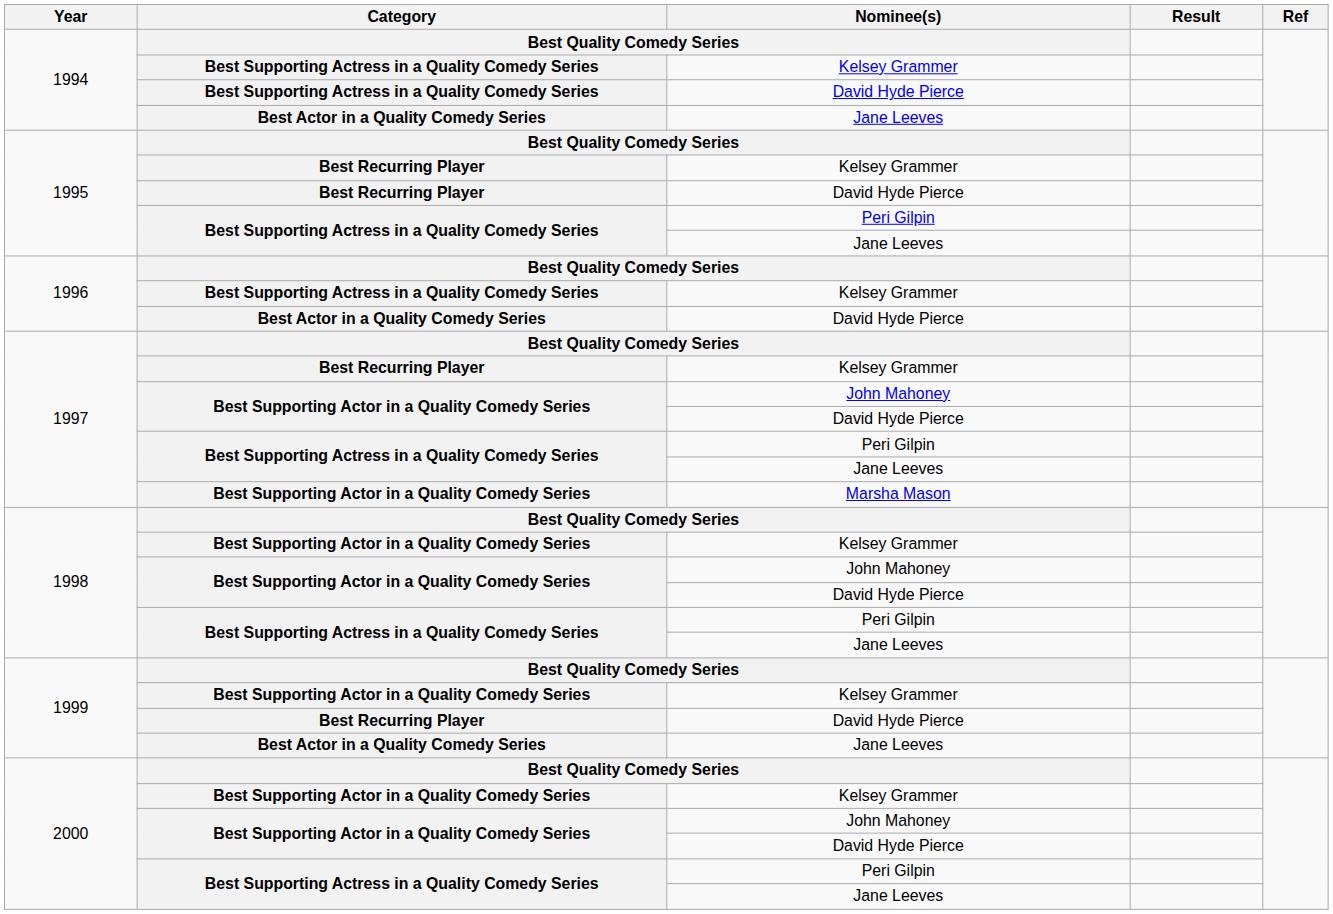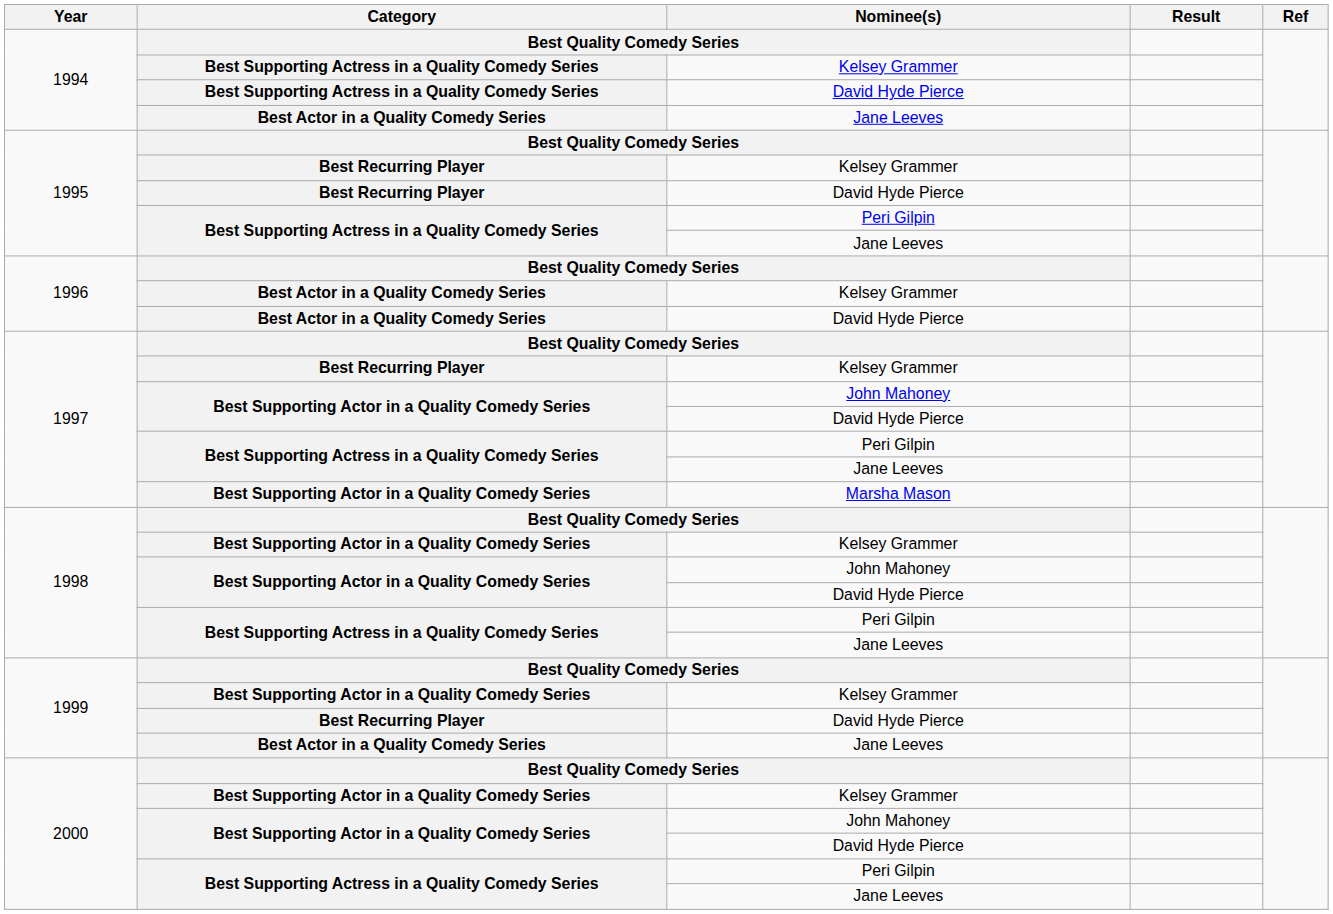(402, 293) Best Supporting Actress in a Quality Comedy Series -> (402, 293) Best Actor in a Quality Comedy Series
